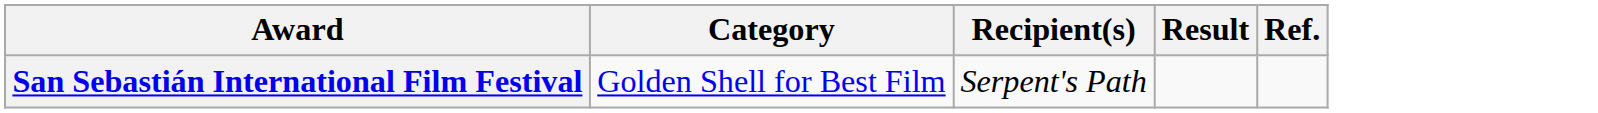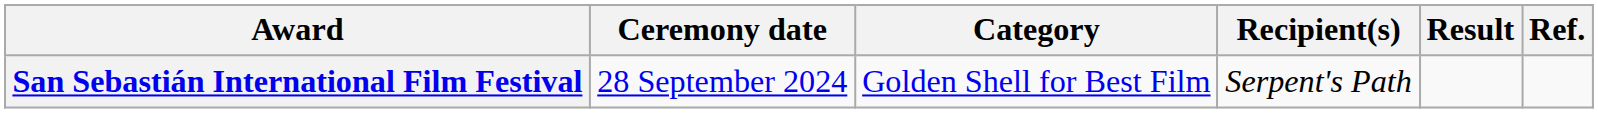+ column: (722, 30)
